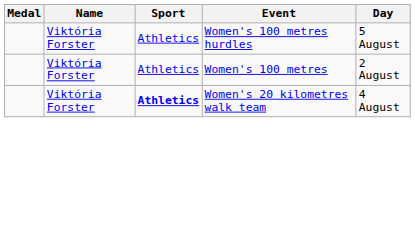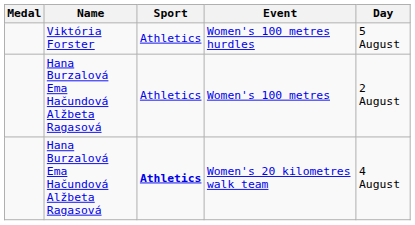(74, 70) Viktória Forster -> (78, 96) Hana Burzalová Ema Hačundová Alžbeta Ragasová
(74, 101) Viktória Forster -> (78, 178) Hana Burzalová Ema Hačundová Alžbeta Ragasová
